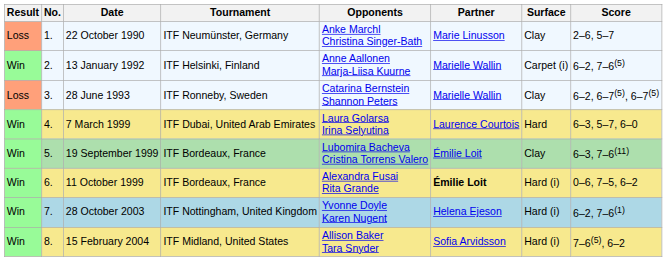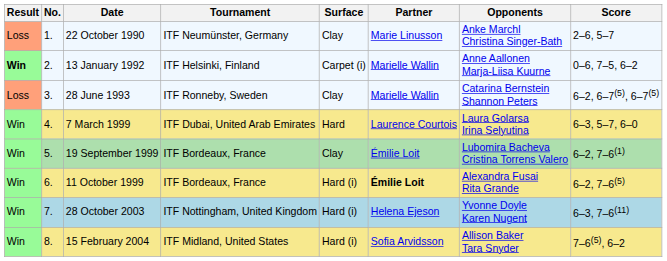columns swapped: (546, 12) <-> (375, 12)
(16, 65) normal -> (16, 65) bold
(599, 65) 6–2, 7–6(5) -> (605, 65) 0–6, 7–5, 6–2
(601, 153) 6–3, 7–6(11) -> (599, 153) 6–2, 7–6(1)
(605, 182) 0–6, 7–5, 6–2 -> (599, 182) 6–2, 7–6(5)
(599, 212) 6–2, 7–6(1) -> (601, 212) 6–3, 7–6(11)
